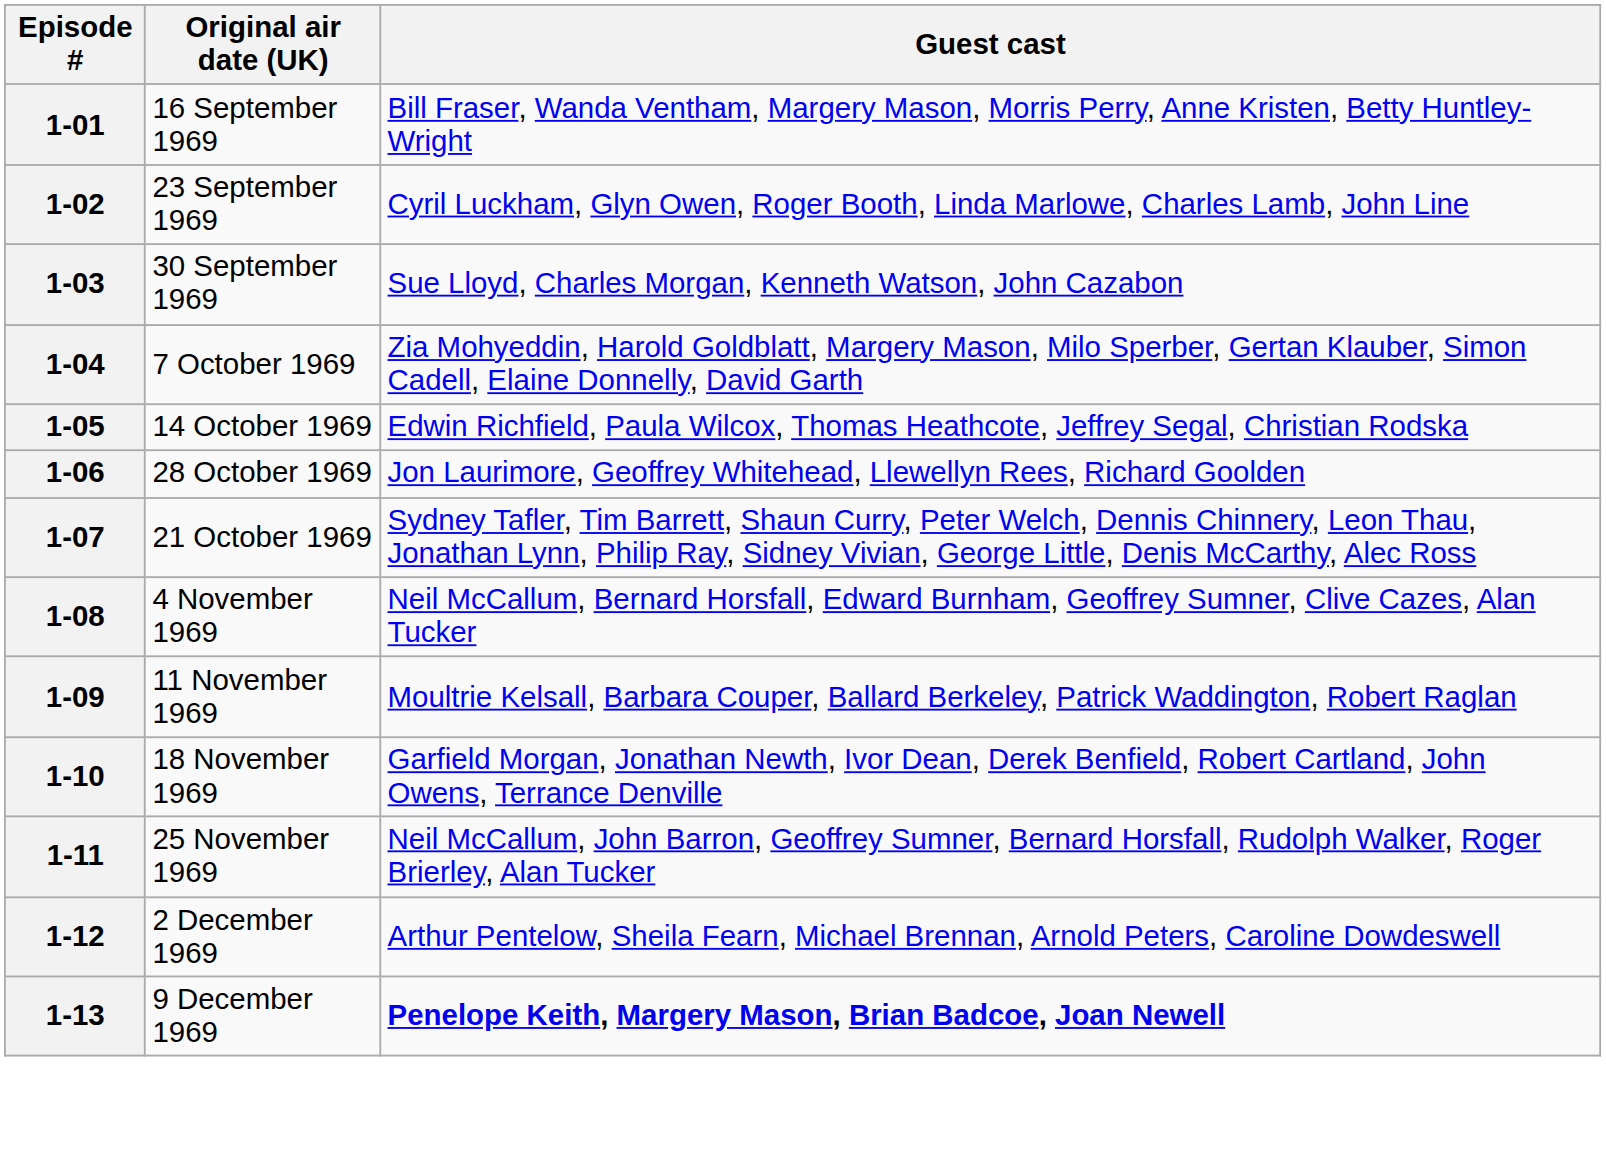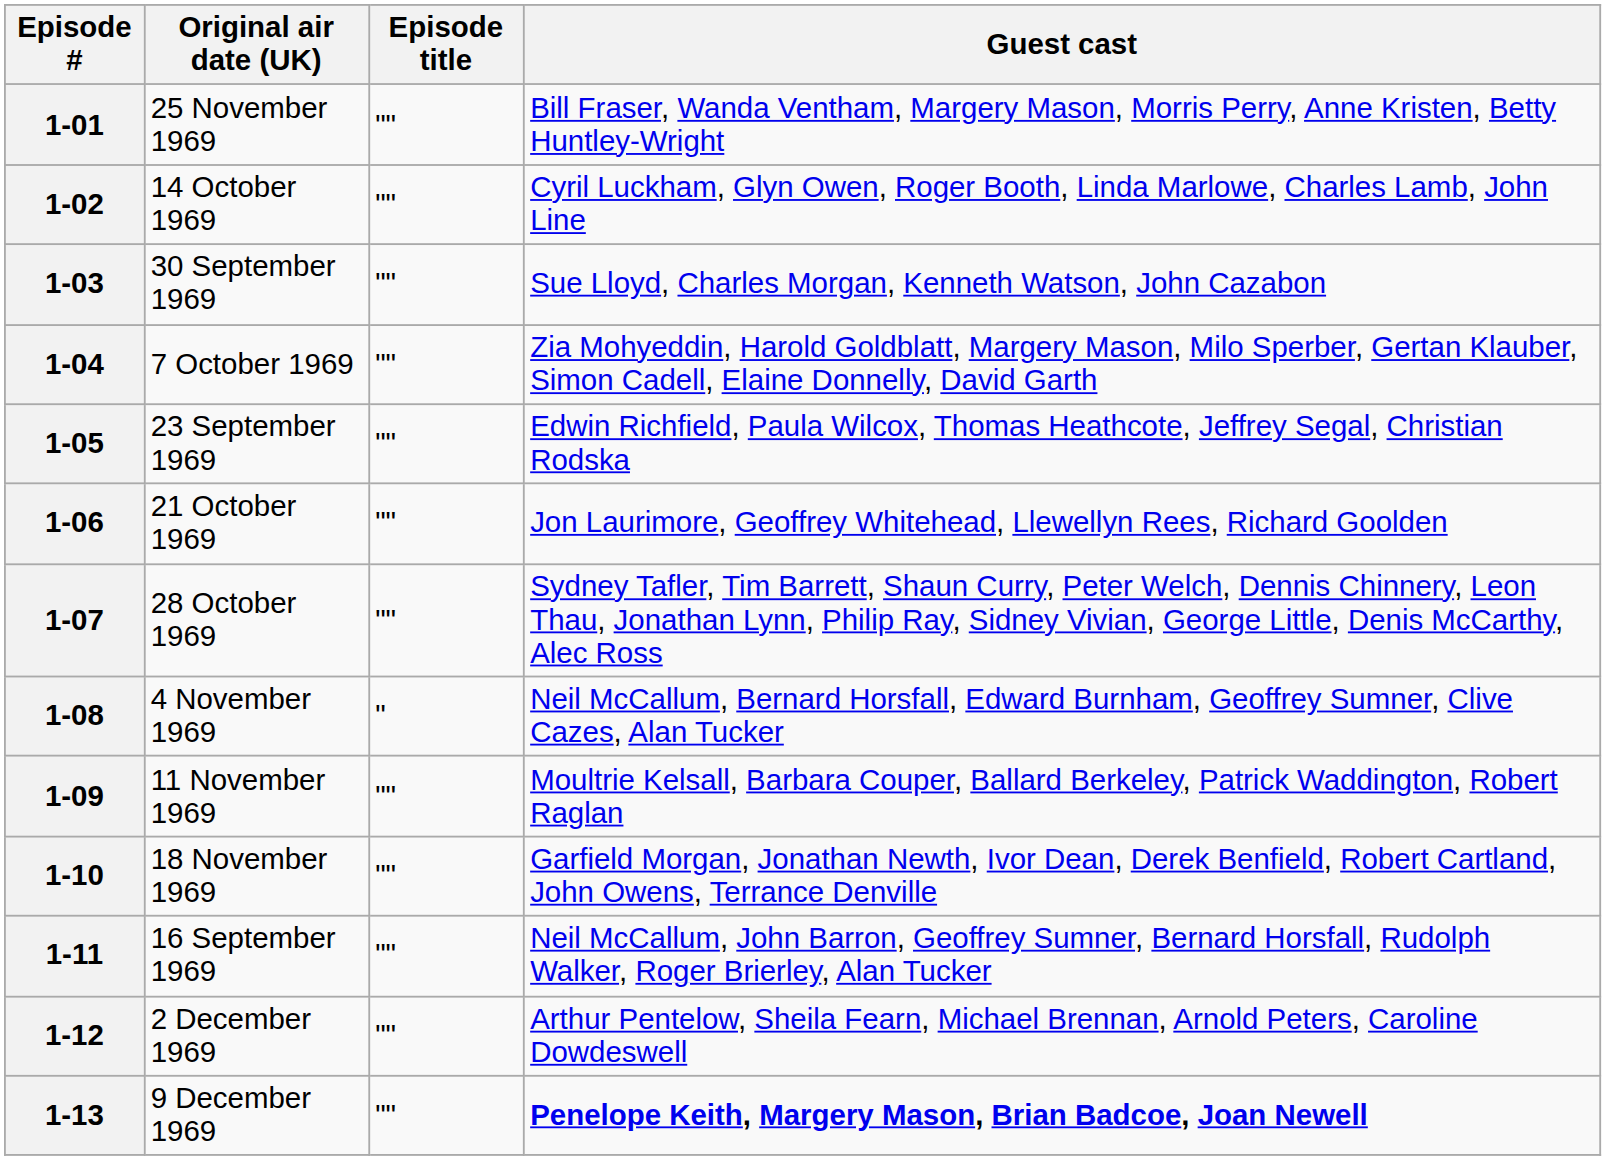+ column: (446, 44)
(245, 124) 16 September 1969 -> (239, 124) 25 November 1969
(245, 204) 23 September 1969 -> (224, 204) 14 October 1969
(262, 426) 14 October 1969 -> (243, 443) 23 September 1969
(262, 473) 28 October 1969 -> (224, 523) 21 October 1969
(262, 536) 21 October 1969 -> (224, 619) 28 October 1969
(241, 856) 25 November 1969 -> (243, 955) 16 September 1969
